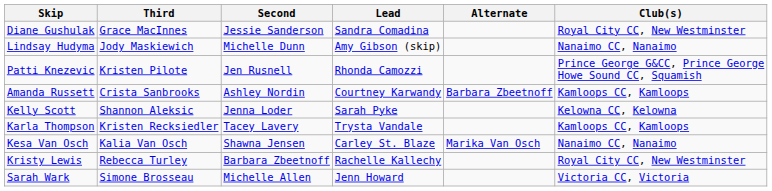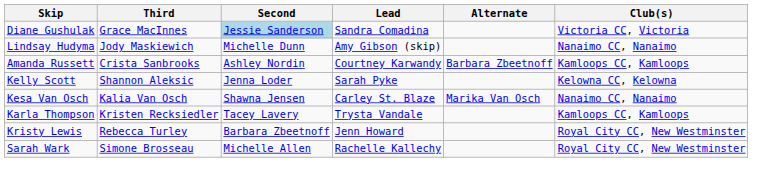(274, 30) no background -> (274, 30) lightblue background
(652, 30) Royal City CC, New Westminster -> (623, 30) Victoria CC, Victoria
- row: (51, 70)
rows swapped: (51, 127) <-> (48, 144)
(388, 160) Rachelle Kallechy -> (369, 132) Jenn Howard
(369, 177) Jenn Howard -> (388, 148) Rachelle Kallechy
(623, 177) Victoria CC, Victoria -> (652, 148) Royal City CC, New Westminster
